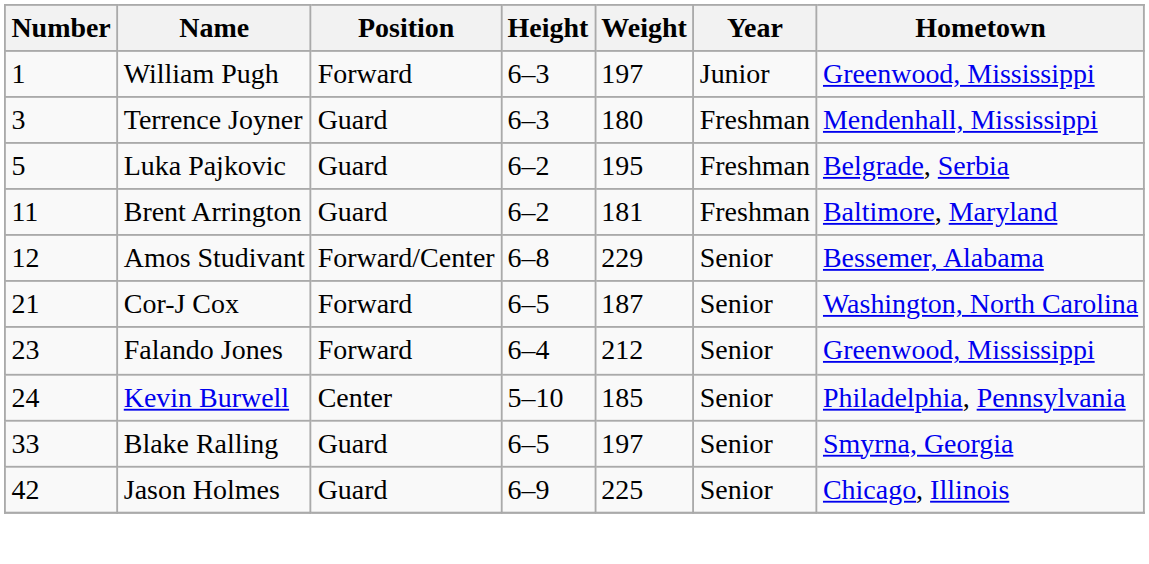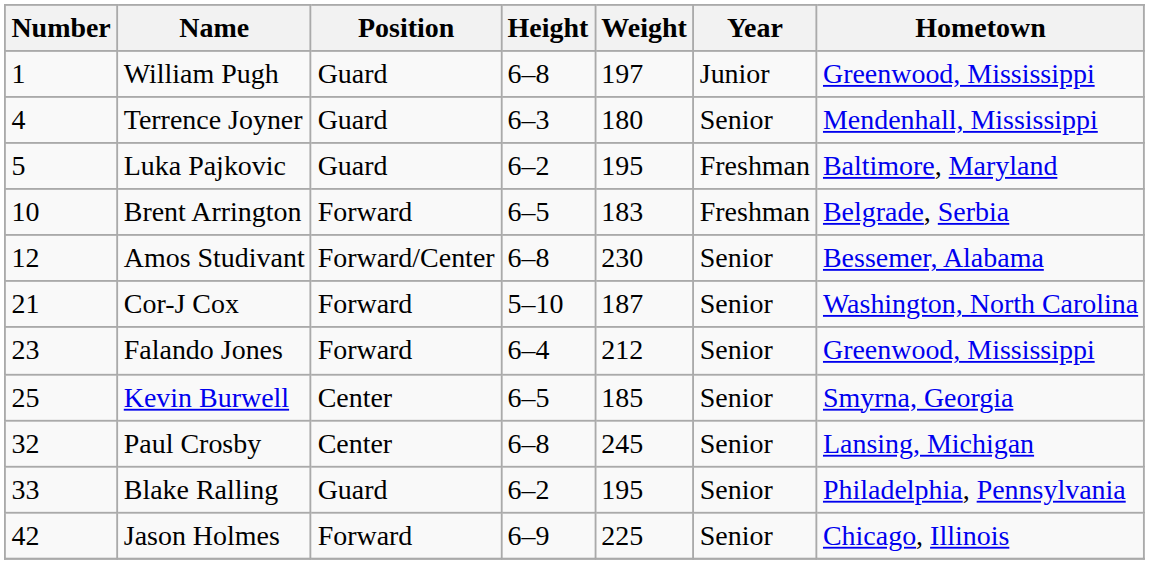(365, 73) Forward -> (353, 73) Guard
(529, 73) 6–3 -> (529, 73) 6–8
(18, 119) 3 -> (18, 119) 4
(755, 119) Freshman -> (736, 119) Senior
(916, 166) Belgrade, Serbia -> (940, 166) Baltimore, Maryland
(25, 212) 11 -> (25, 212) 10
(353, 212) Guard -> (365, 212) Forward
(529, 212) 6–2 -> (529, 212) 6–5
(622, 212) 181 -> (622, 212) 183
(940, 212) Baltimore, Maryland -> (916, 212) Belgrade, Serbia
(622, 258) 229 -> (622, 258) 230
(529, 304) 6–5 -> (536, 304) 5–10
(25, 396) 24 -> (25, 396) 25
(536, 396) 5–10 -> (529, 396) 6–5
(974, 396) Philadelphia, Pennsylvania -> (918, 396) Smyrna, Georgia
+ row: (192, 442)
(529, 442) 6–5 -> (529, 488) 6–2
(622, 442) 197 -> (622, 488) 195
(918, 442) Smyrna, Georgia -> (974, 488) Philadelphia, Pennsylvania
(353, 488) Guard -> (365, 535) Forward
